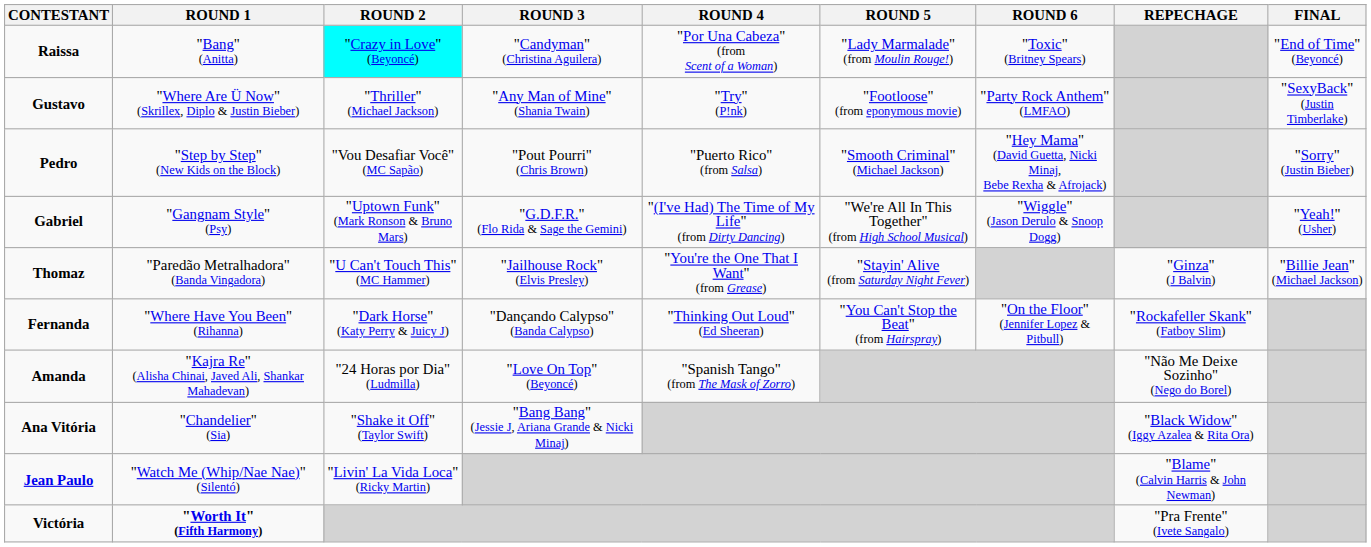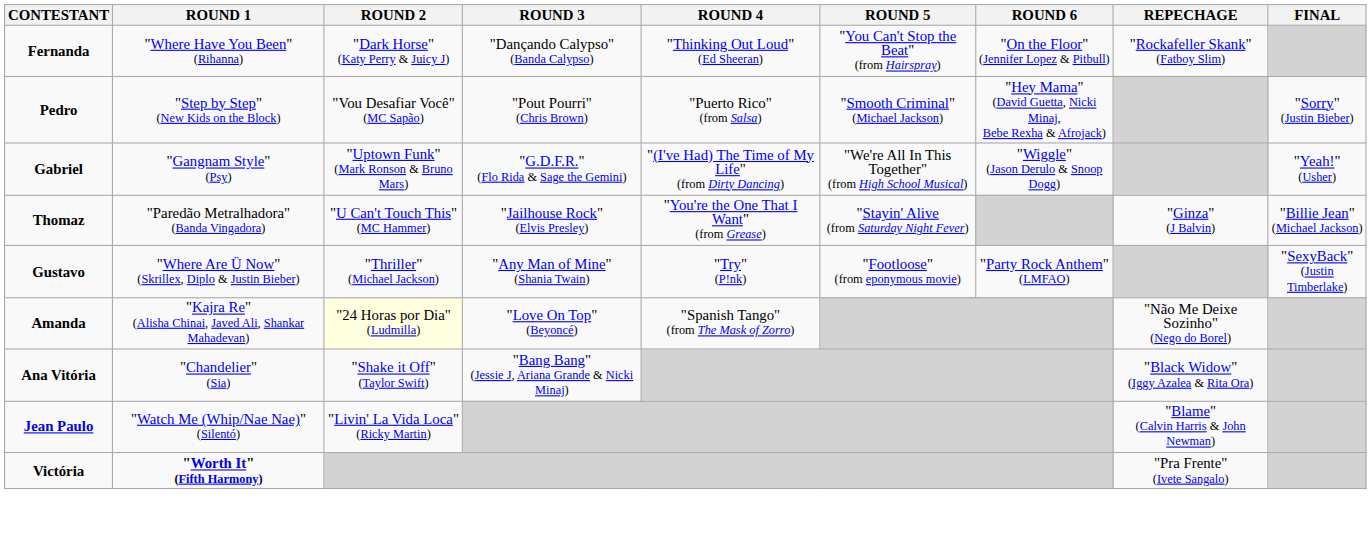- row: (59, 51)
rows swapped: (59, 103) <-> (59, 324)
(393, 375) no background -> (394, 322) lightyellow background
